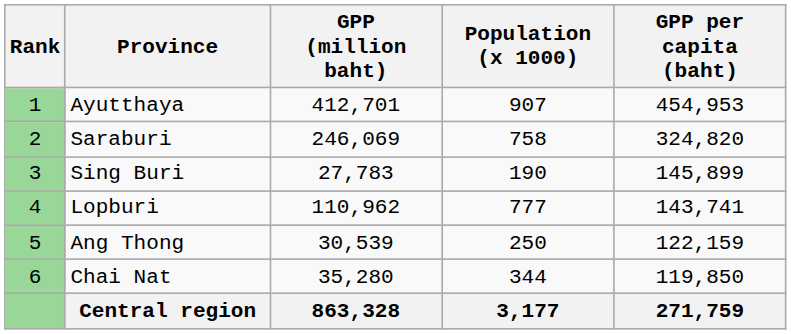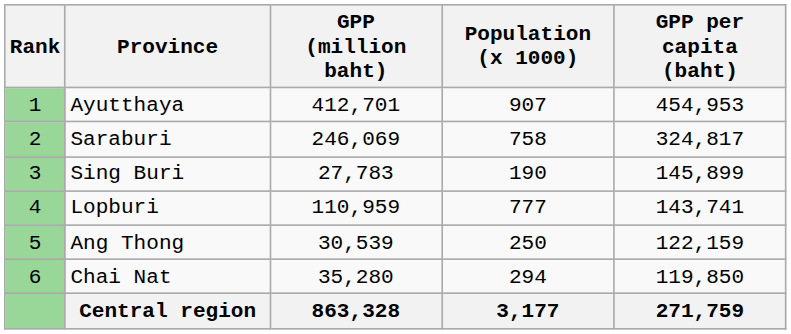(700, 139) 324,820 -> (700, 139) 324,817
(356, 208) 110,962 -> (356, 208) 110,959
(528, 277) 344 -> (528, 277) 294
